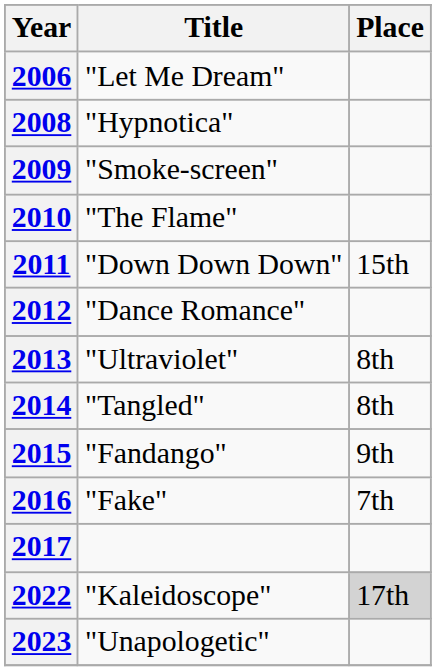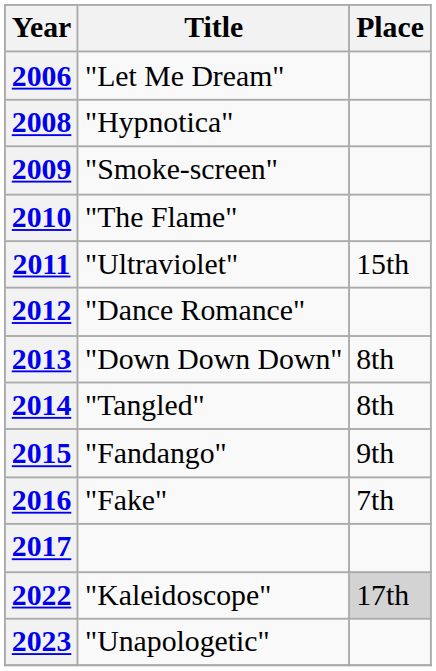(214, 264) "Down Down Down" -> (162, 264) "Ultraviolet"
(162, 358) "Ultraviolet" -> (214, 358) "Down Down Down"
